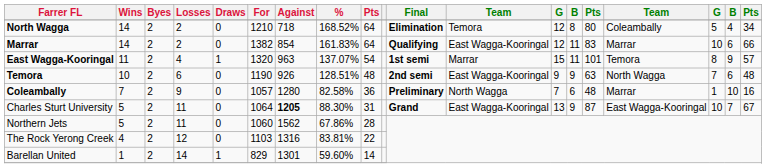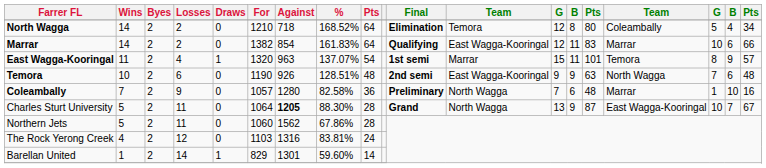(369, 107) 31 -> (369, 107) 28
(499, 107) East Wagga-Kooringal -> (478, 107) North Wagga
(369, 139) 22 -> (369, 139) 24
